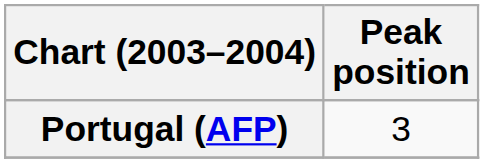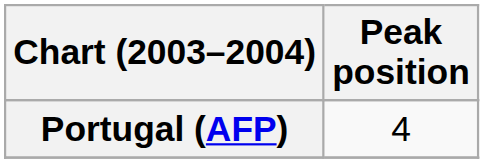(401, 128) 3 -> (401, 128) 4
